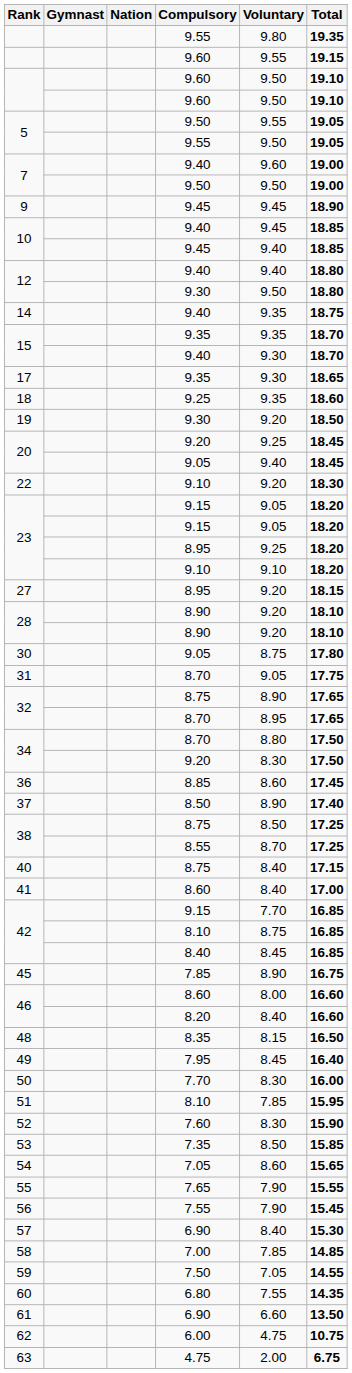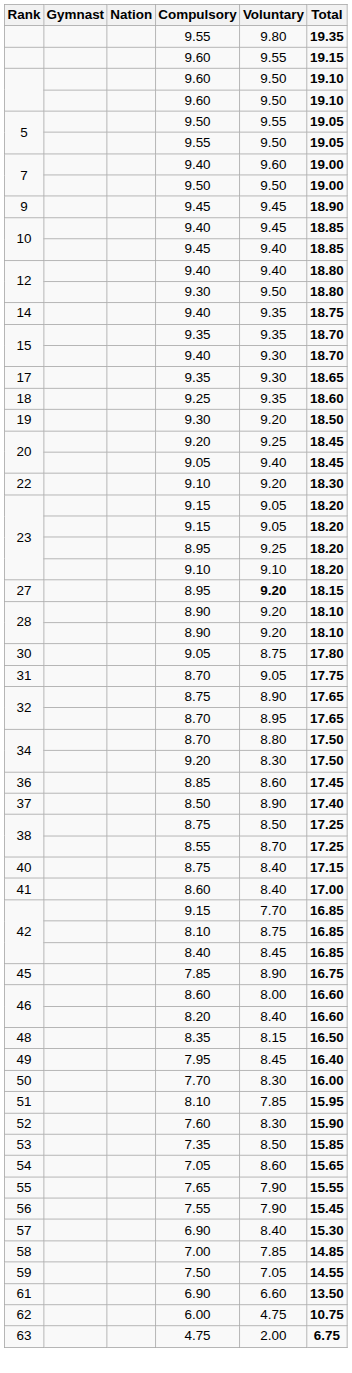(273, 590) normal -> (273, 590) bold
- row: (24, 1294)
